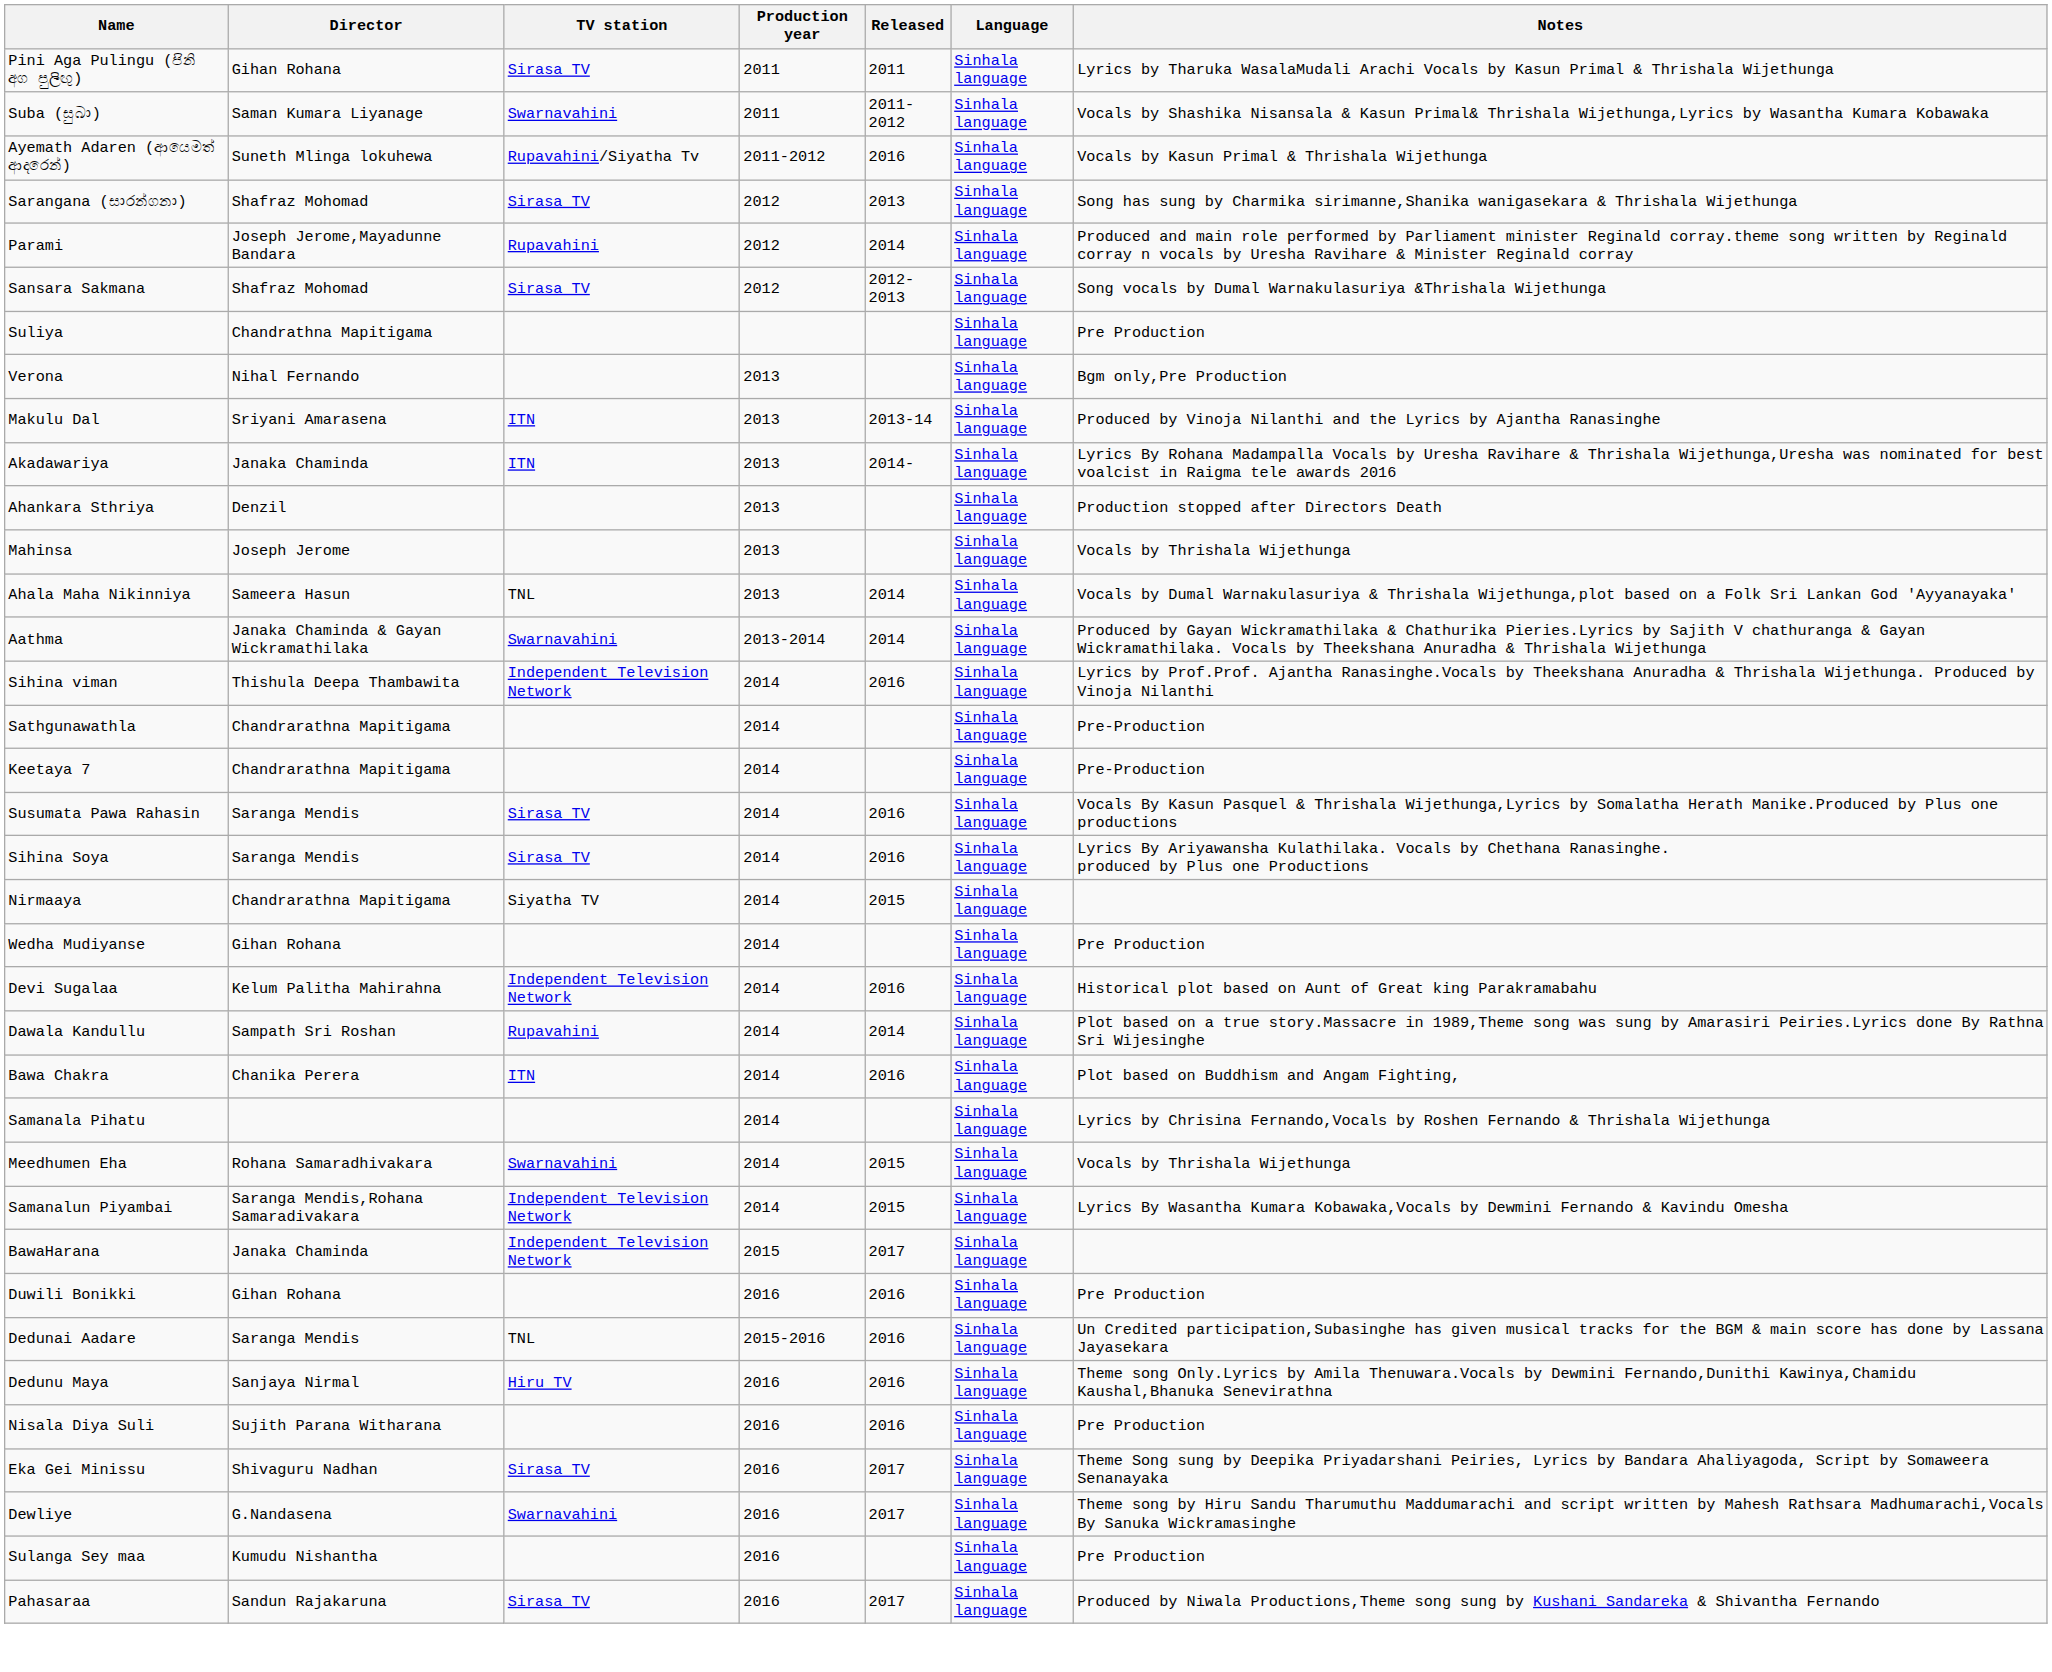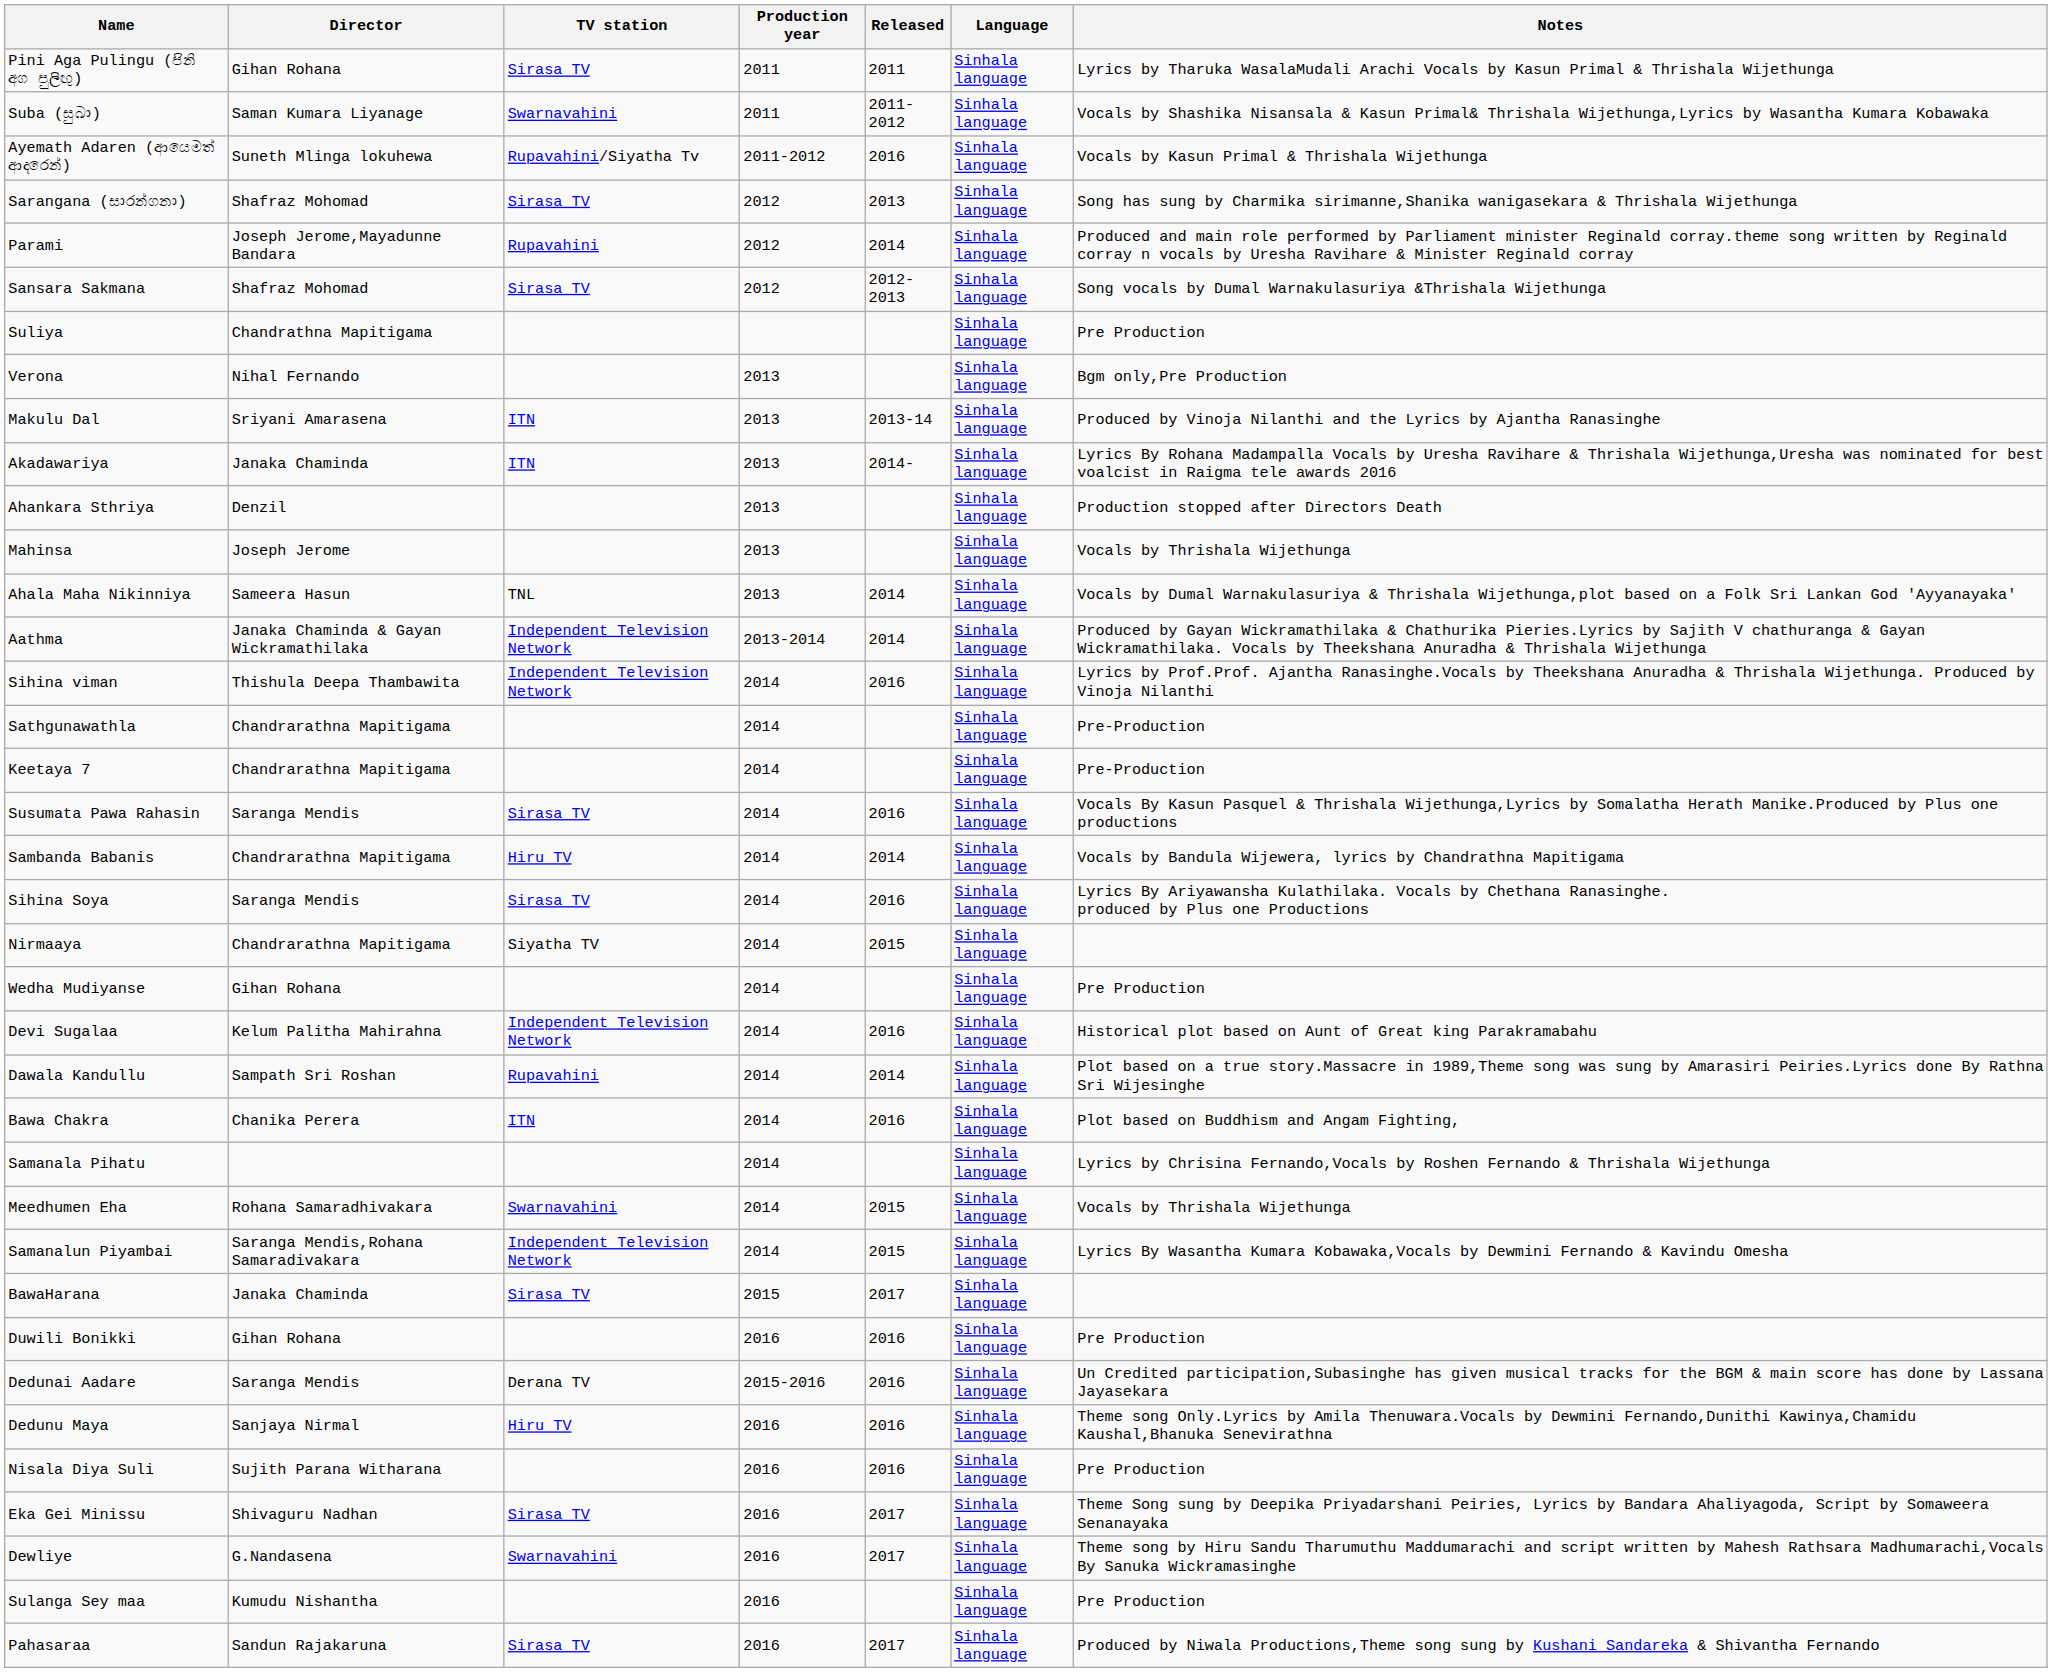(562, 639) Swarnavahini -> (608, 639) Independent Television Network
+ row: (81, 858)
(608, 1251) Independent Television Network -> (549, 1295) Sirasa TV
(521, 1339) TNL -> (549, 1383) Derana TV
